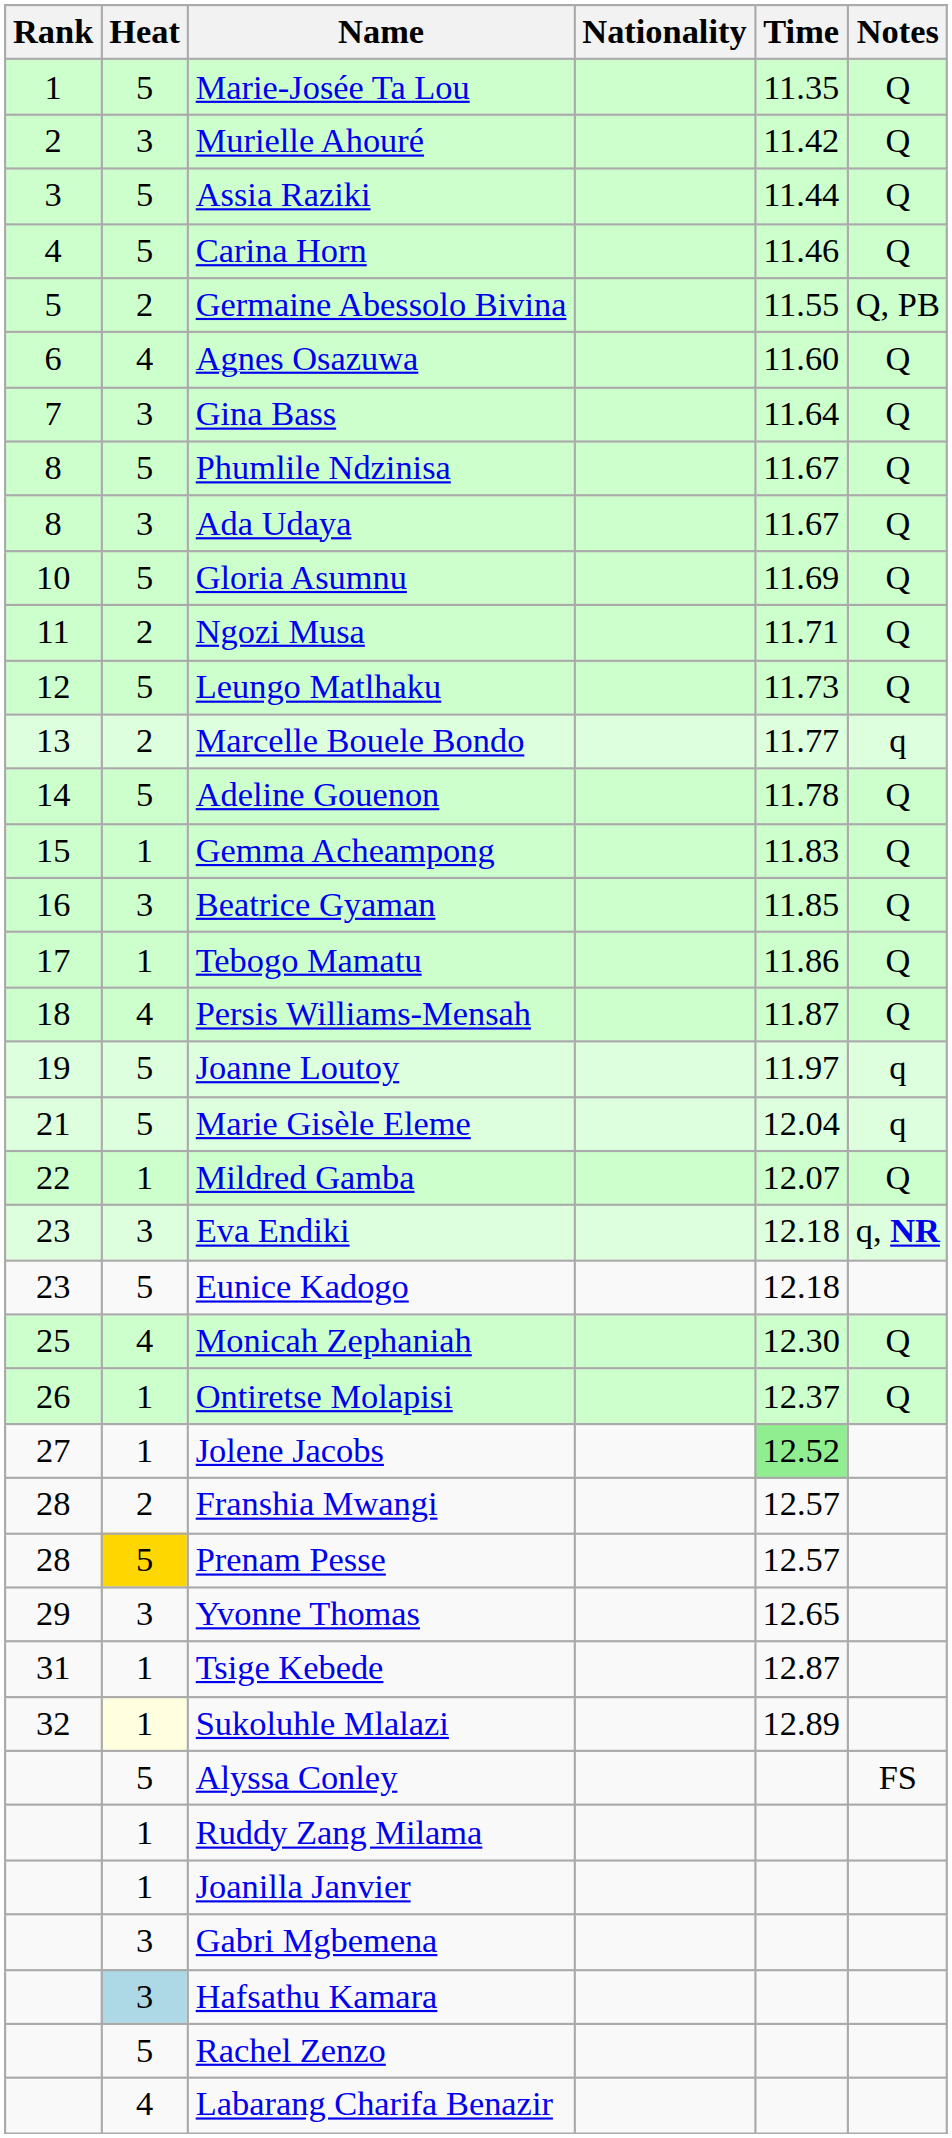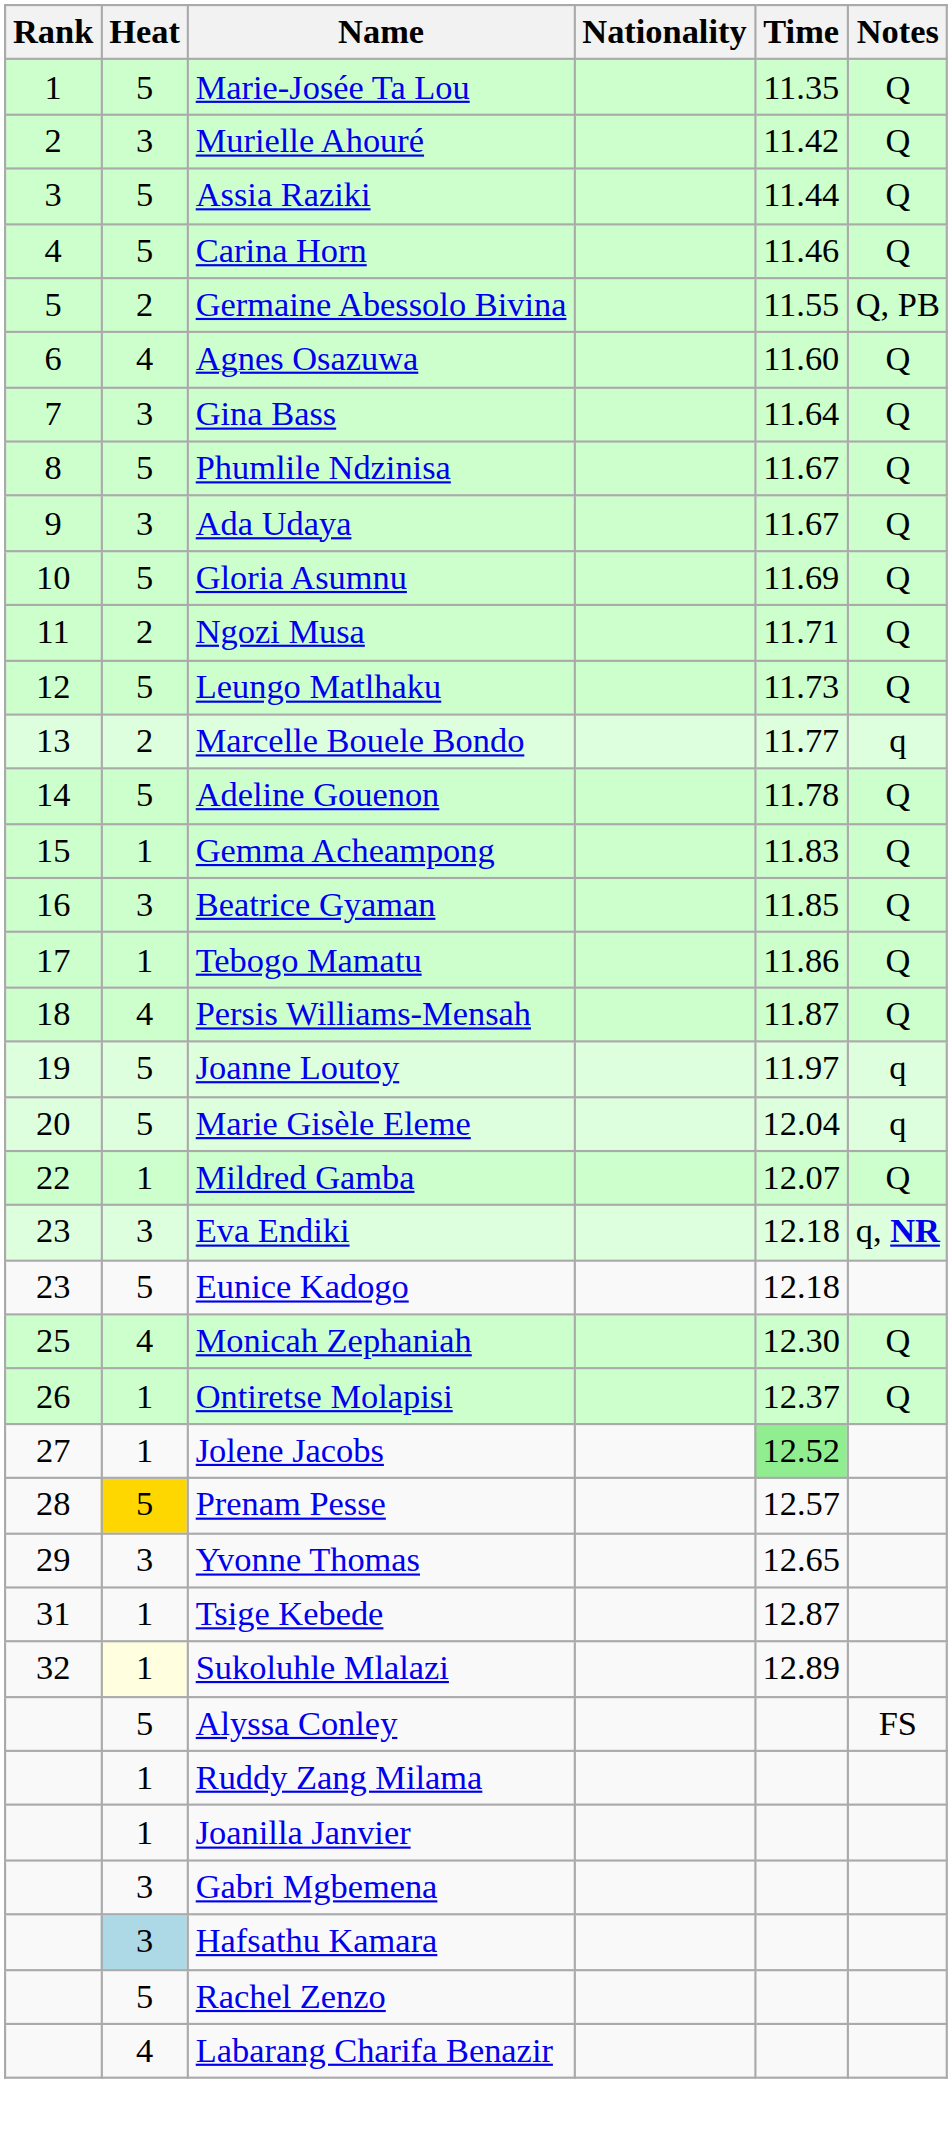(53, 522) 8 -> (53, 522) 9
(53, 1122) 21 -> (53, 1122) 20
- row: (317, 1504)
